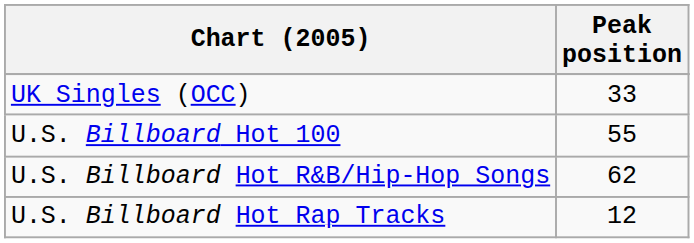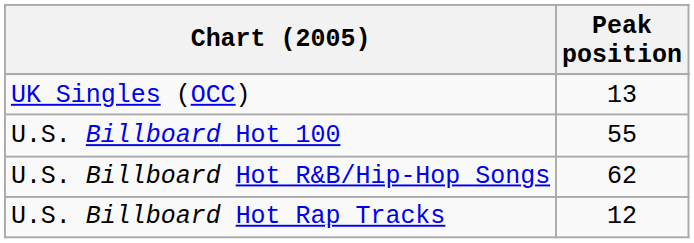(622, 95) 33 -> (622, 95) 13
